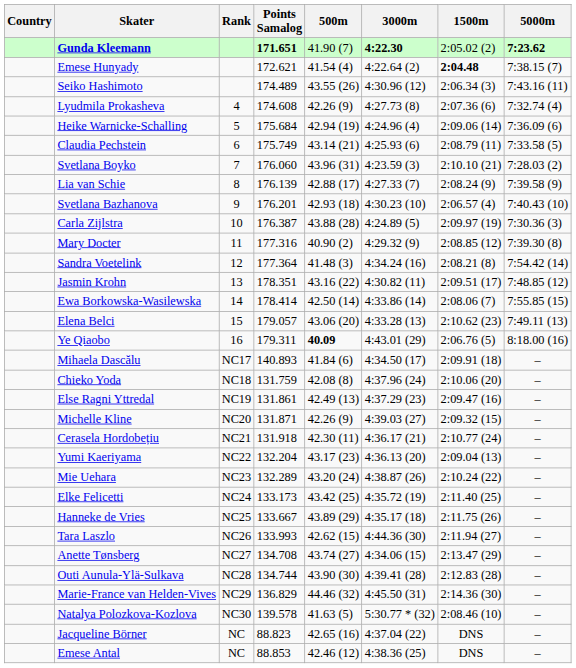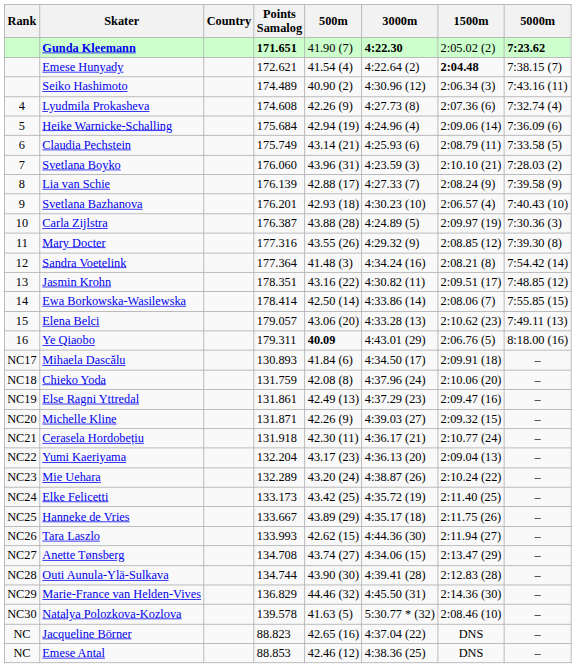columns swapped: (236, 21) <-> (29, 21)
(333, 86) 43.55 (26) -> (330, 86) 40.90 (2)
(330, 243) 40.90 (2) -> (333, 243) 43.55 (26)
(277, 360) 140.893 -> (277, 360) 130.893
